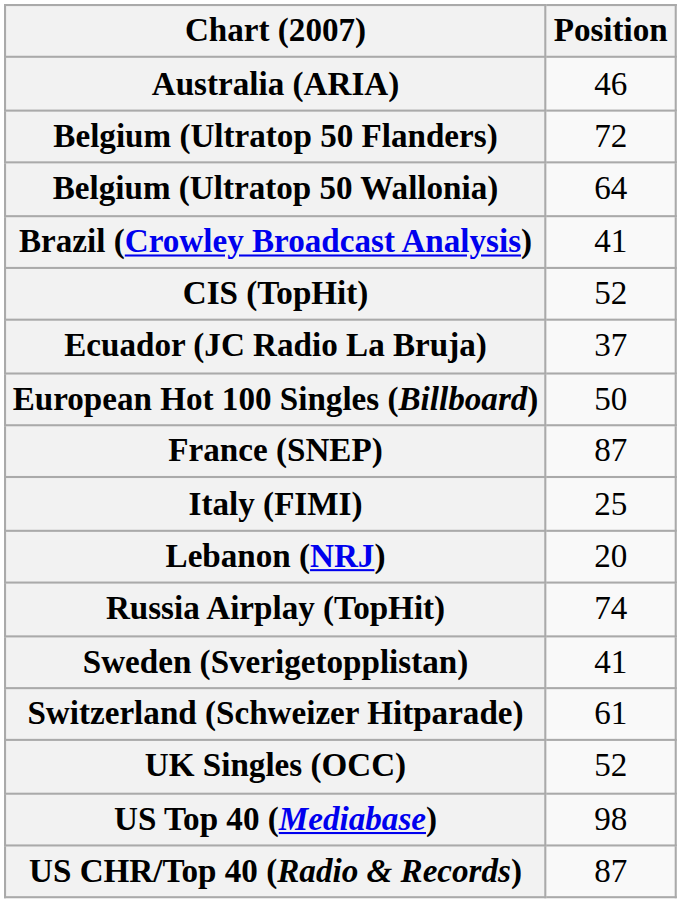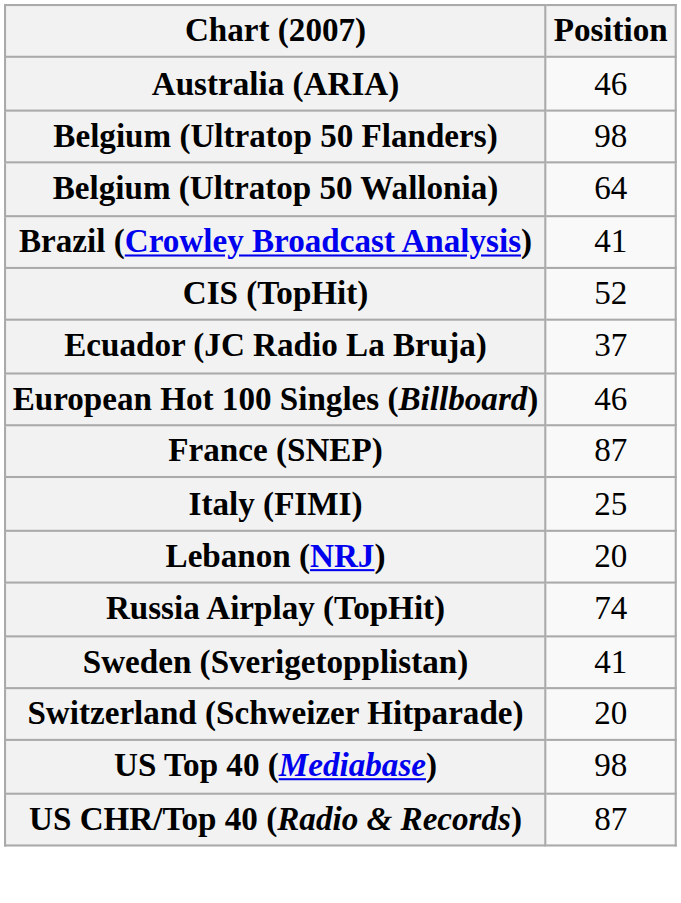(611, 135) 72 -> (611, 135) 98
(611, 398) 50 -> (611, 398) 46
(611, 713) 61 -> (611, 713) 20
- row: (276, 766)
